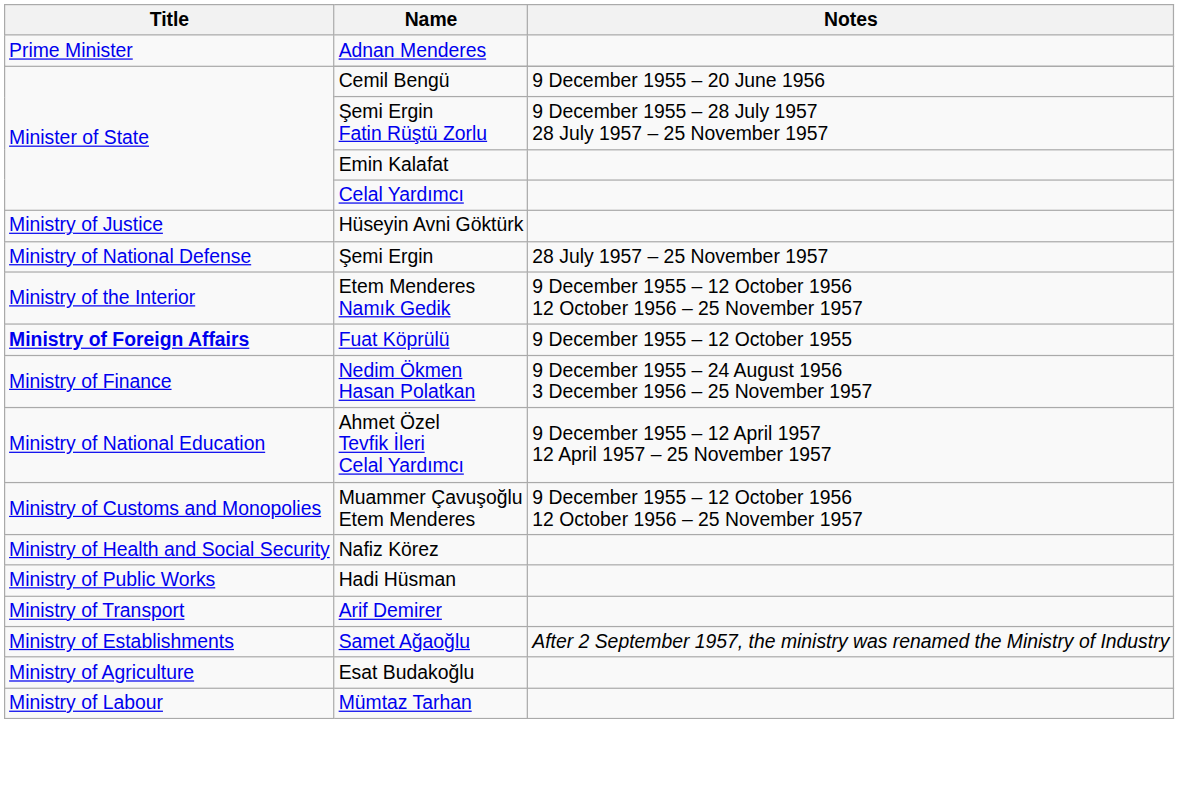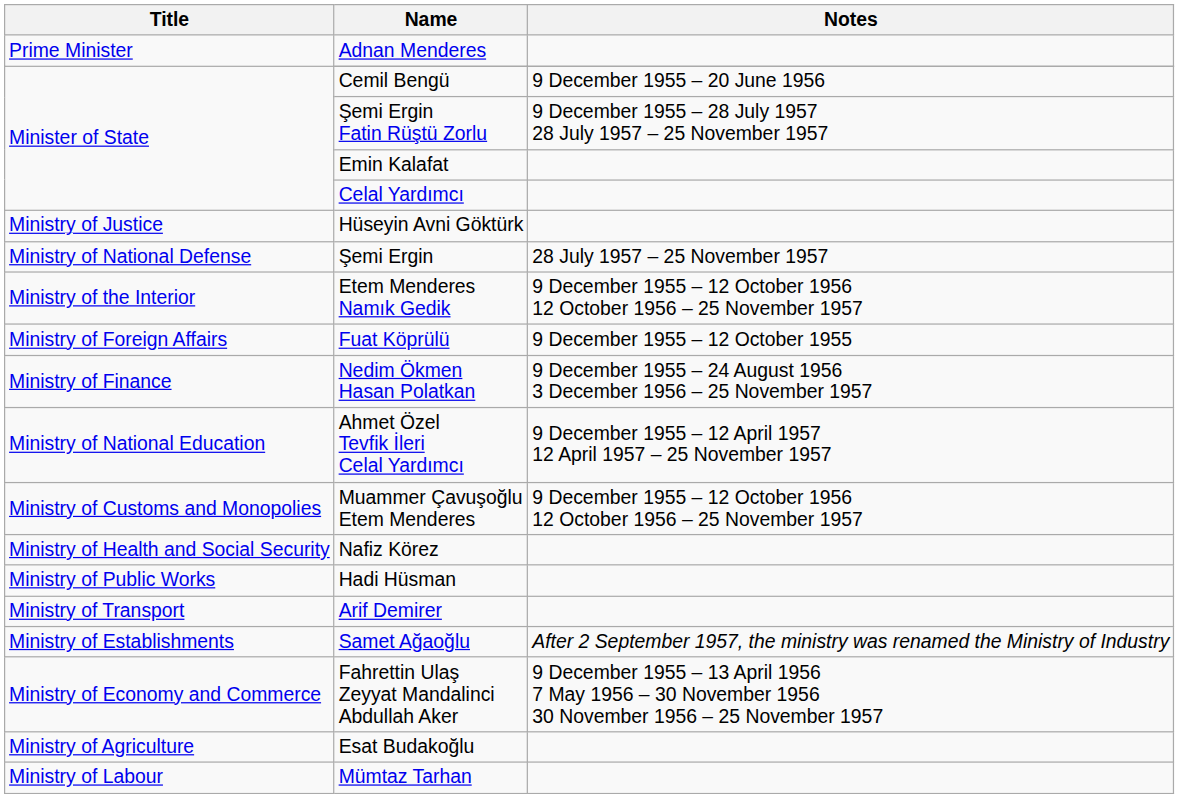(129, 339) bold -> (118, 339) normal
+ row: (417, 694)
